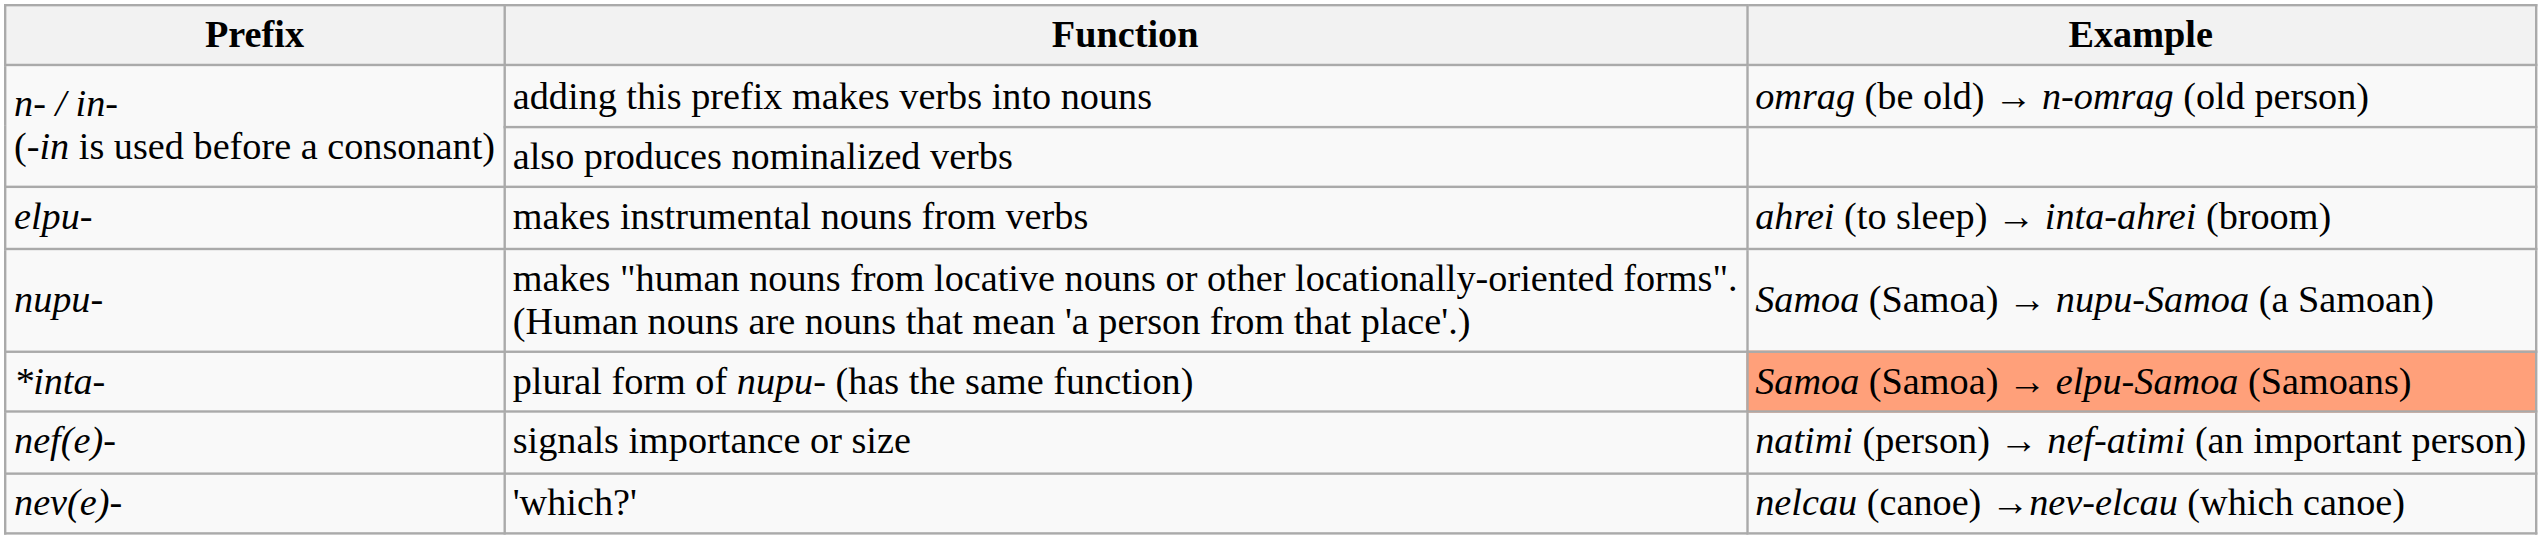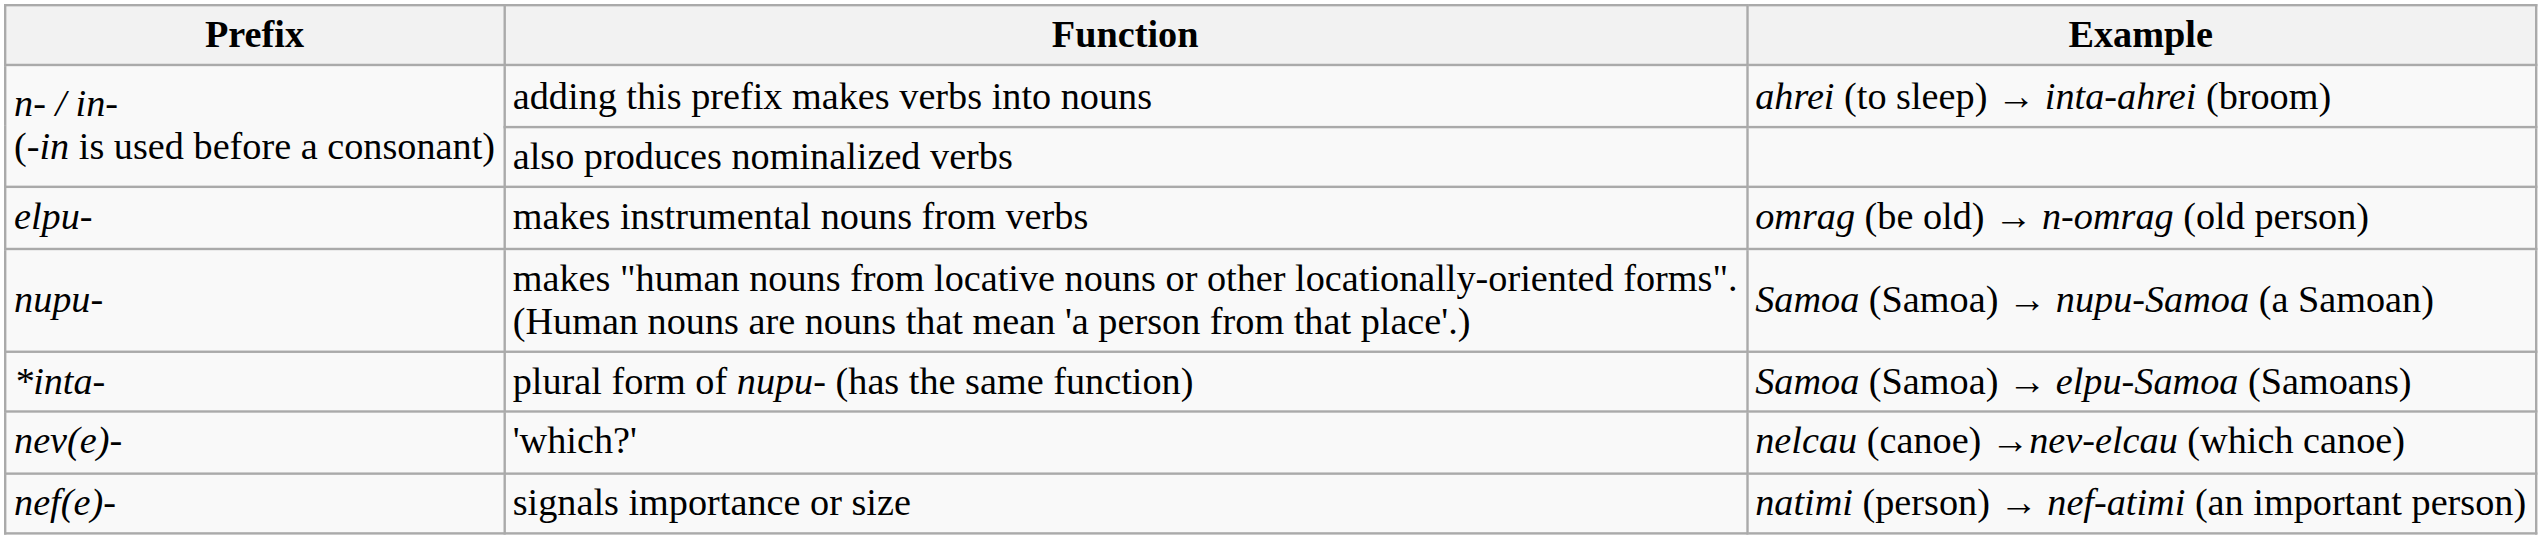(2062, 95) omrag (be old) → n-omrag (old person) -> (2043, 95) ahrei (to sleep) → inta-ahrei (broom)
(2043, 216) ahrei (to sleep) → inta-ahrei (broom) -> (2062, 216) omrag (be old) → n-omrag (old person)
(2083, 381) lightsalmon background -> (2083, 381) no background
rows swapped: (712, 441) <-> (575, 502)
